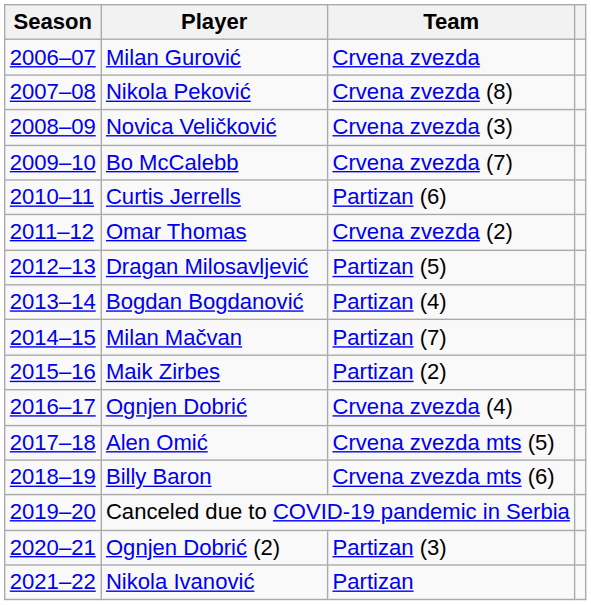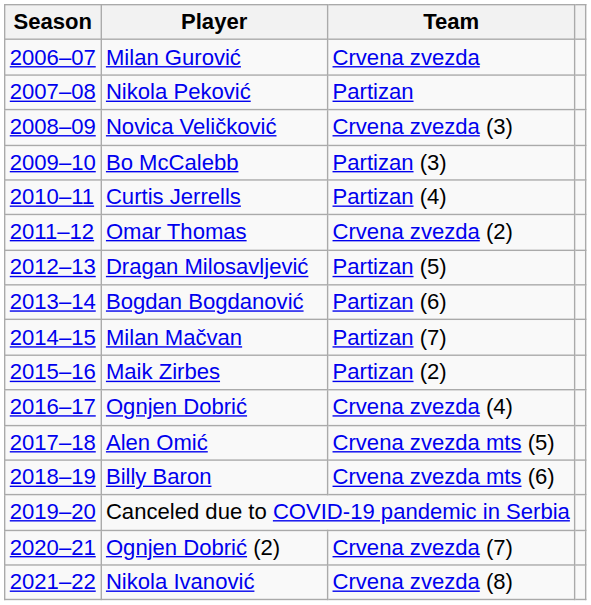(423, 92) Crvena zvezda (8) -> (373, 92) Partizan
(423, 162) Crvena zvezda (7) -> (390, 162) Partizan (3)
(390, 197) Partizan (6) -> (390, 197) Partizan (4)
(390, 302) Partizan (4) -> (390, 302) Partizan (6)
(390, 547) Partizan (3) -> (423, 547) Crvena zvezda (7)
(373, 582) Partizan -> (423, 582) Crvena zvezda (8)
